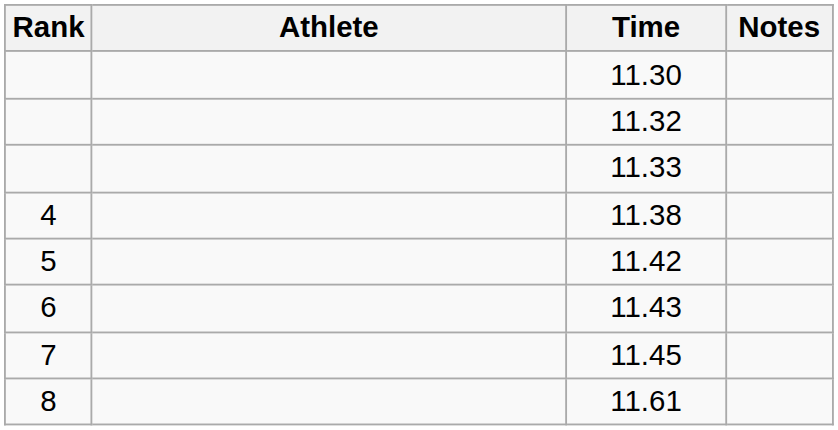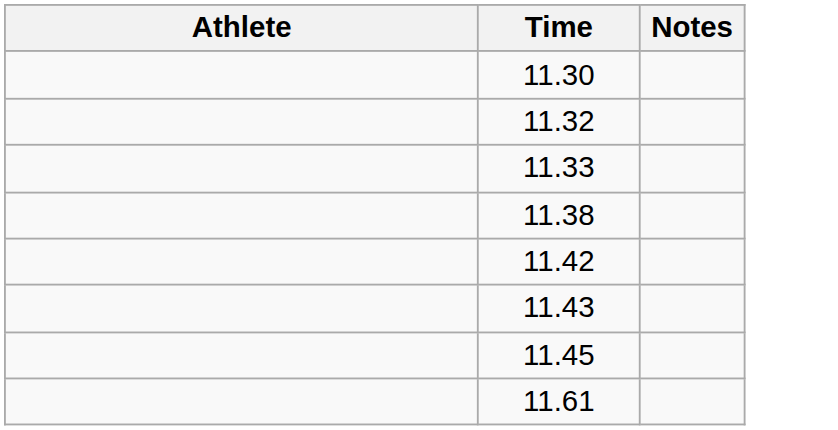- column: (49, 27)
